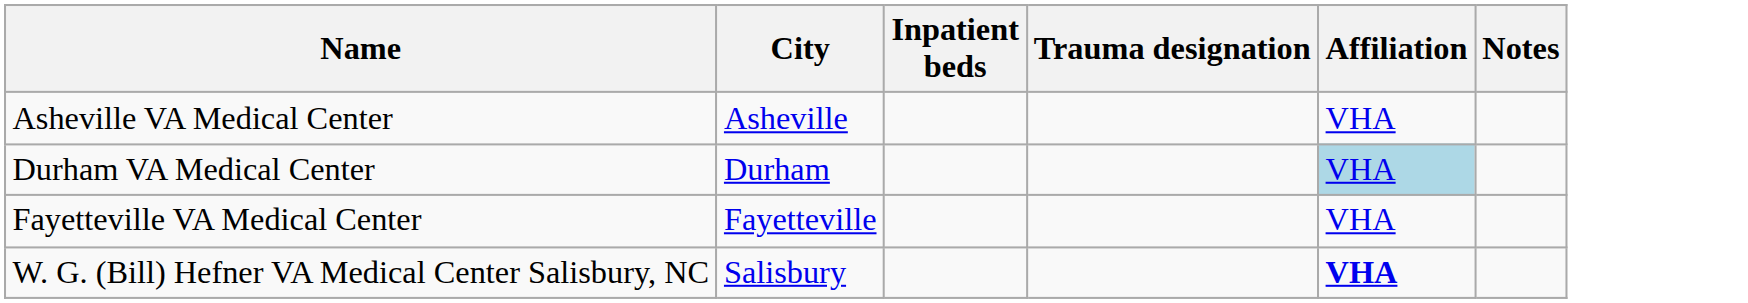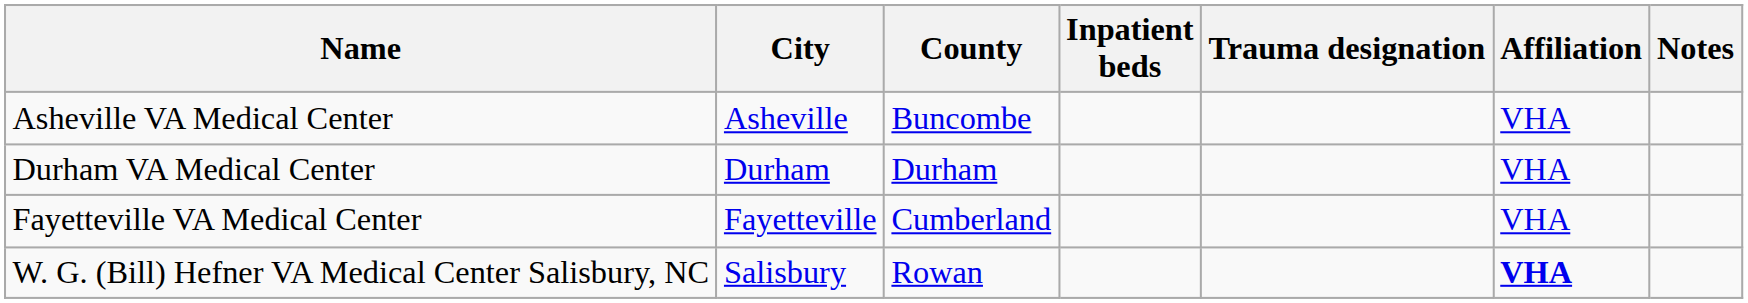+ column: (971, 48)
(1361, 169) lightblue background -> (1535, 169) no background
